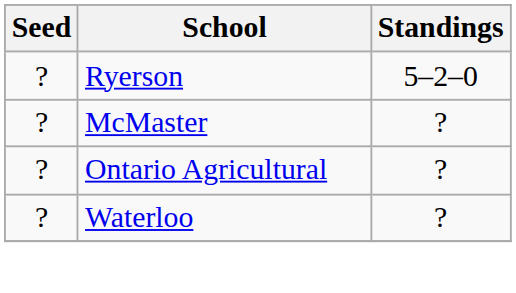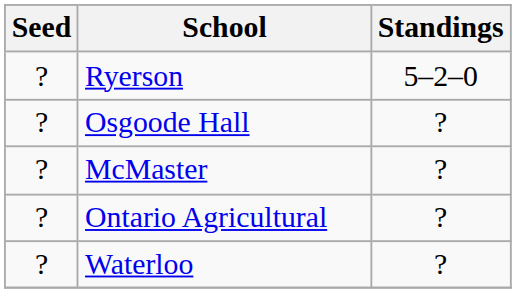+ row: (167, 122)
